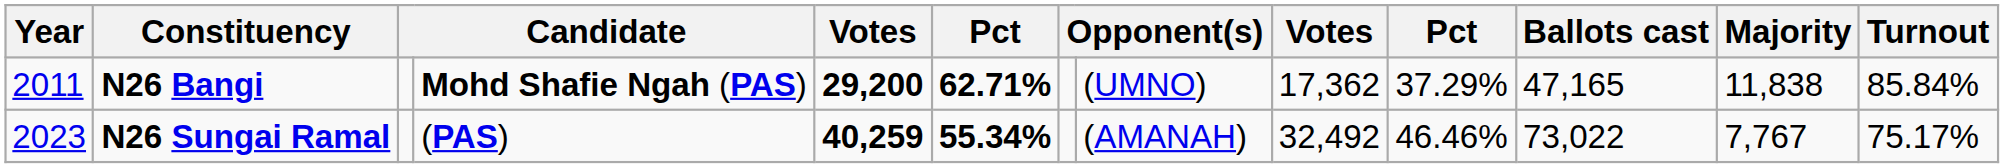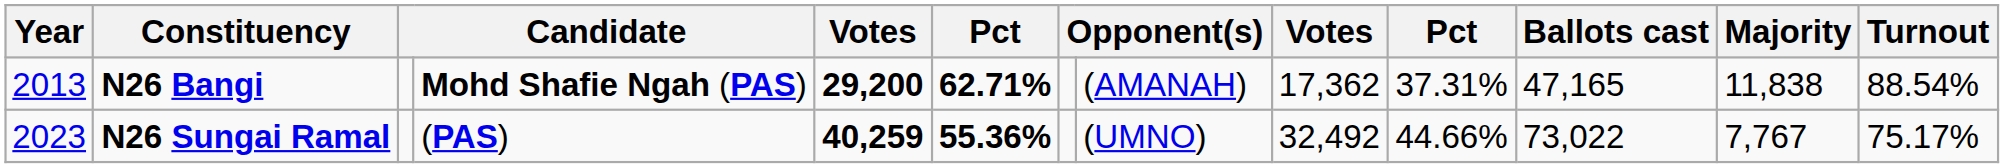(48, 84) 2011 -> (49, 84) 2013
(1145, 84) (UMNO) -> (1165, 84) (AMANAH)
(1452, 84) 37.29% -> (1452, 84) 37.31%
(1923, 84) 85.84% -> (1923, 84) 88.54%
(995, 136) 55.34% -> (995, 136) 55.36%
(1165, 136) (AMANAH) -> (1145, 136) (UMNO)
(1452, 136) 46.46% -> (1452, 136) 44.66%
